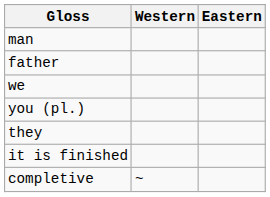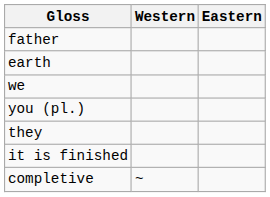- row: (21, 40)
+ row: (29, 63)
